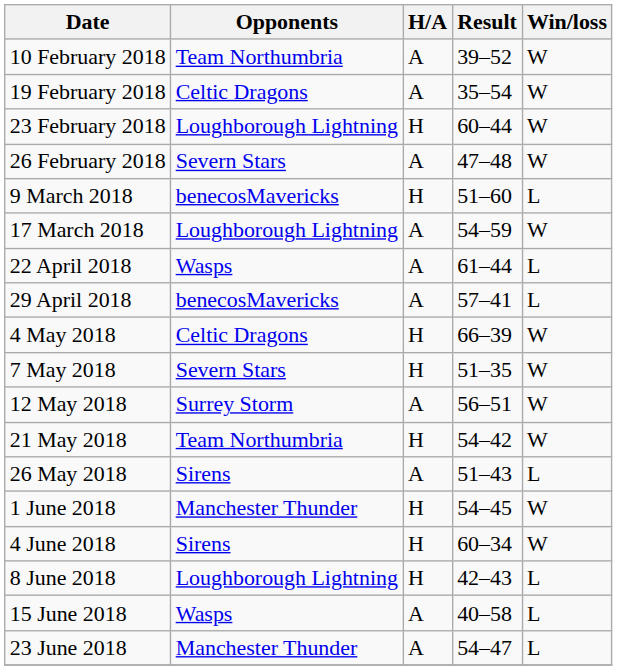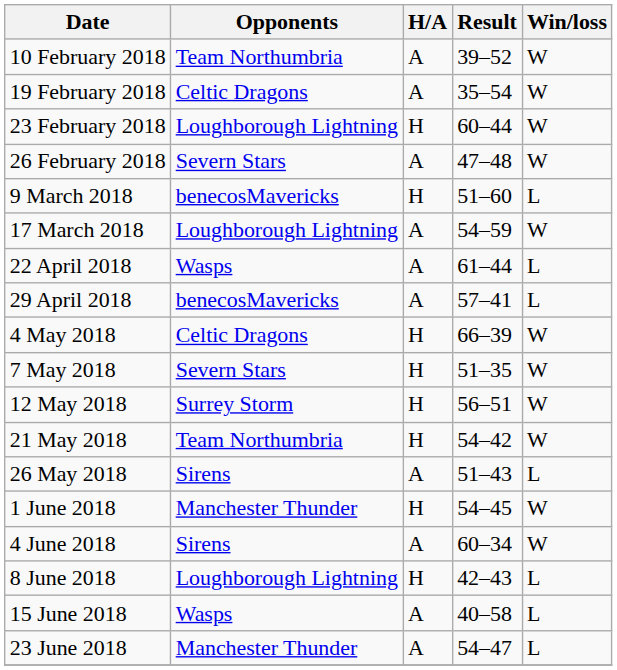(416, 404) A -> (416, 404) H
(416, 543) H -> (416, 543) A
